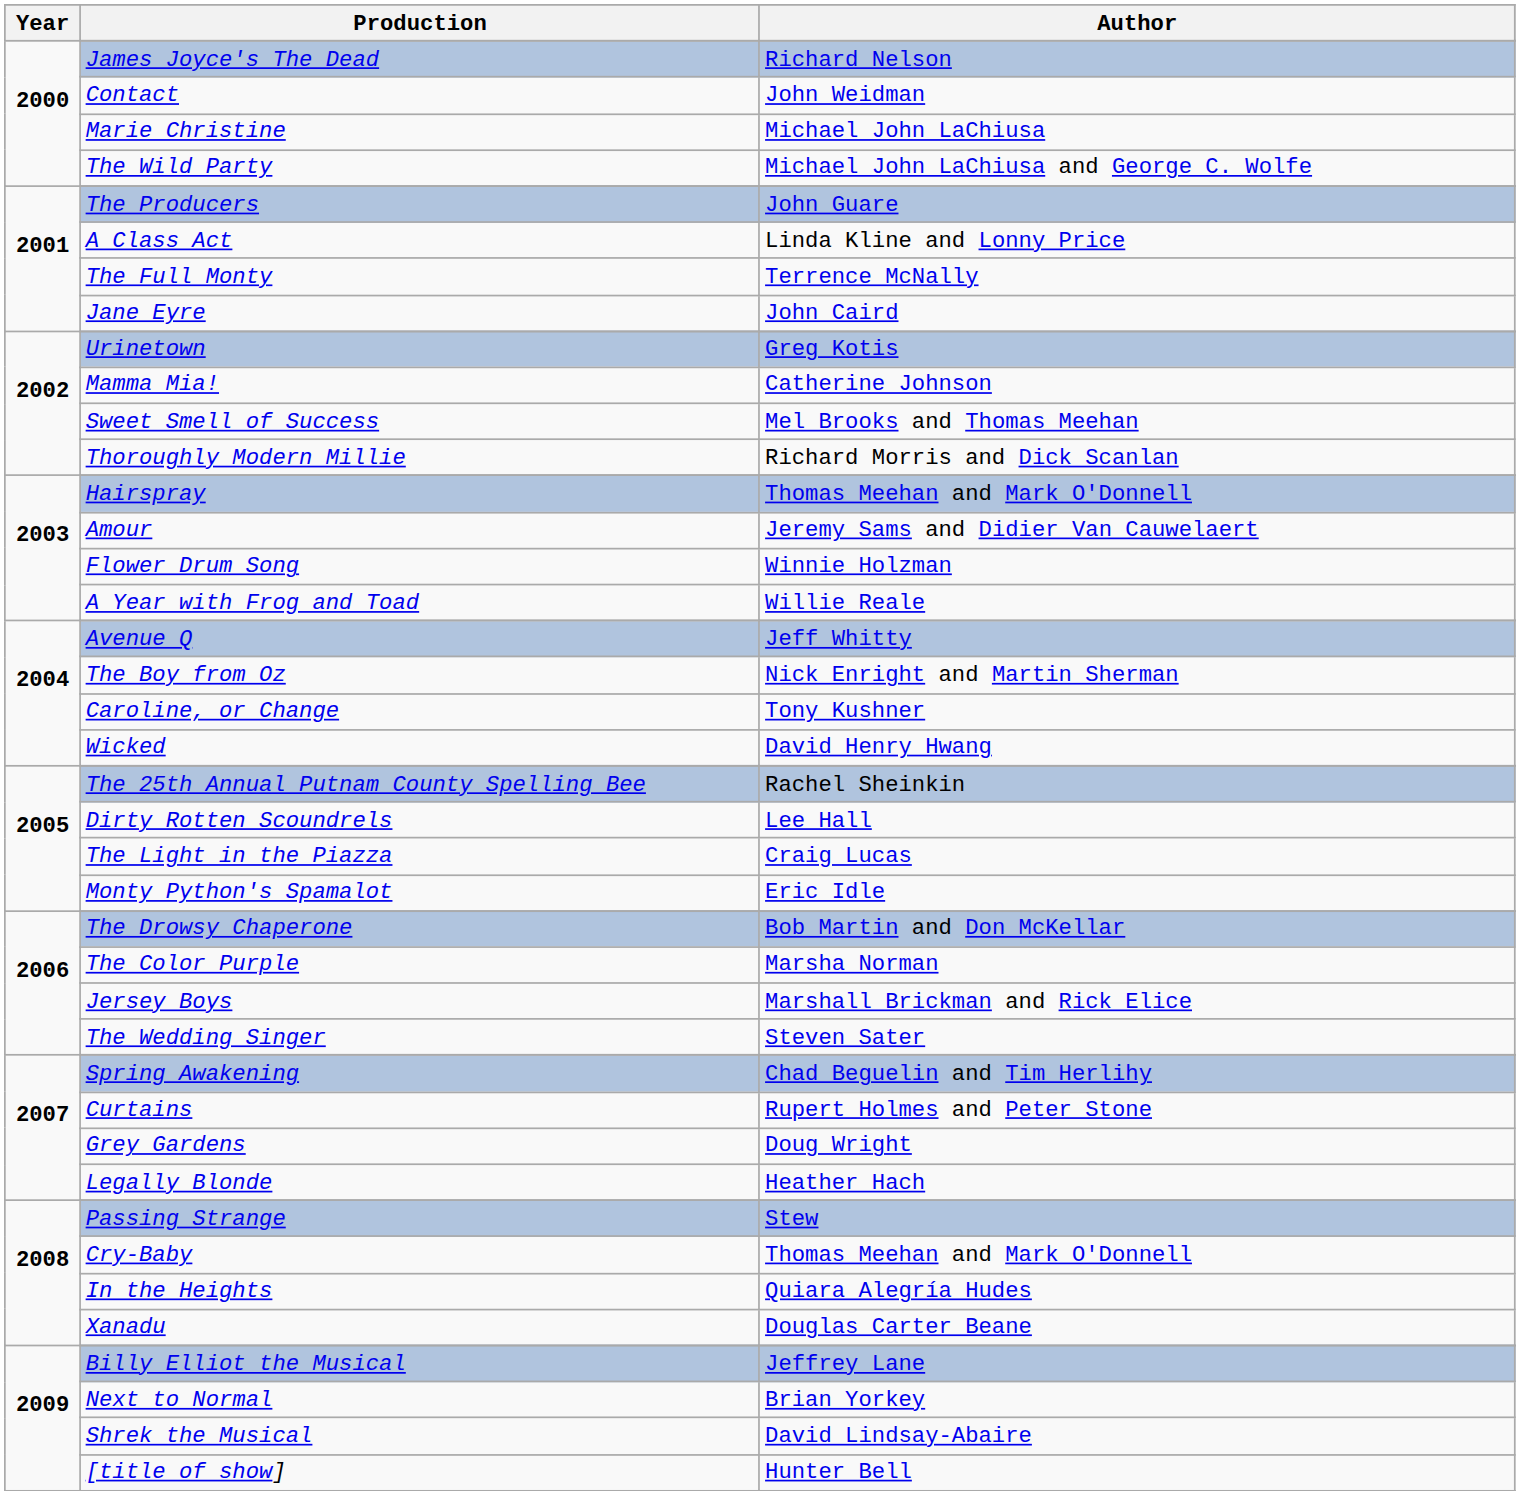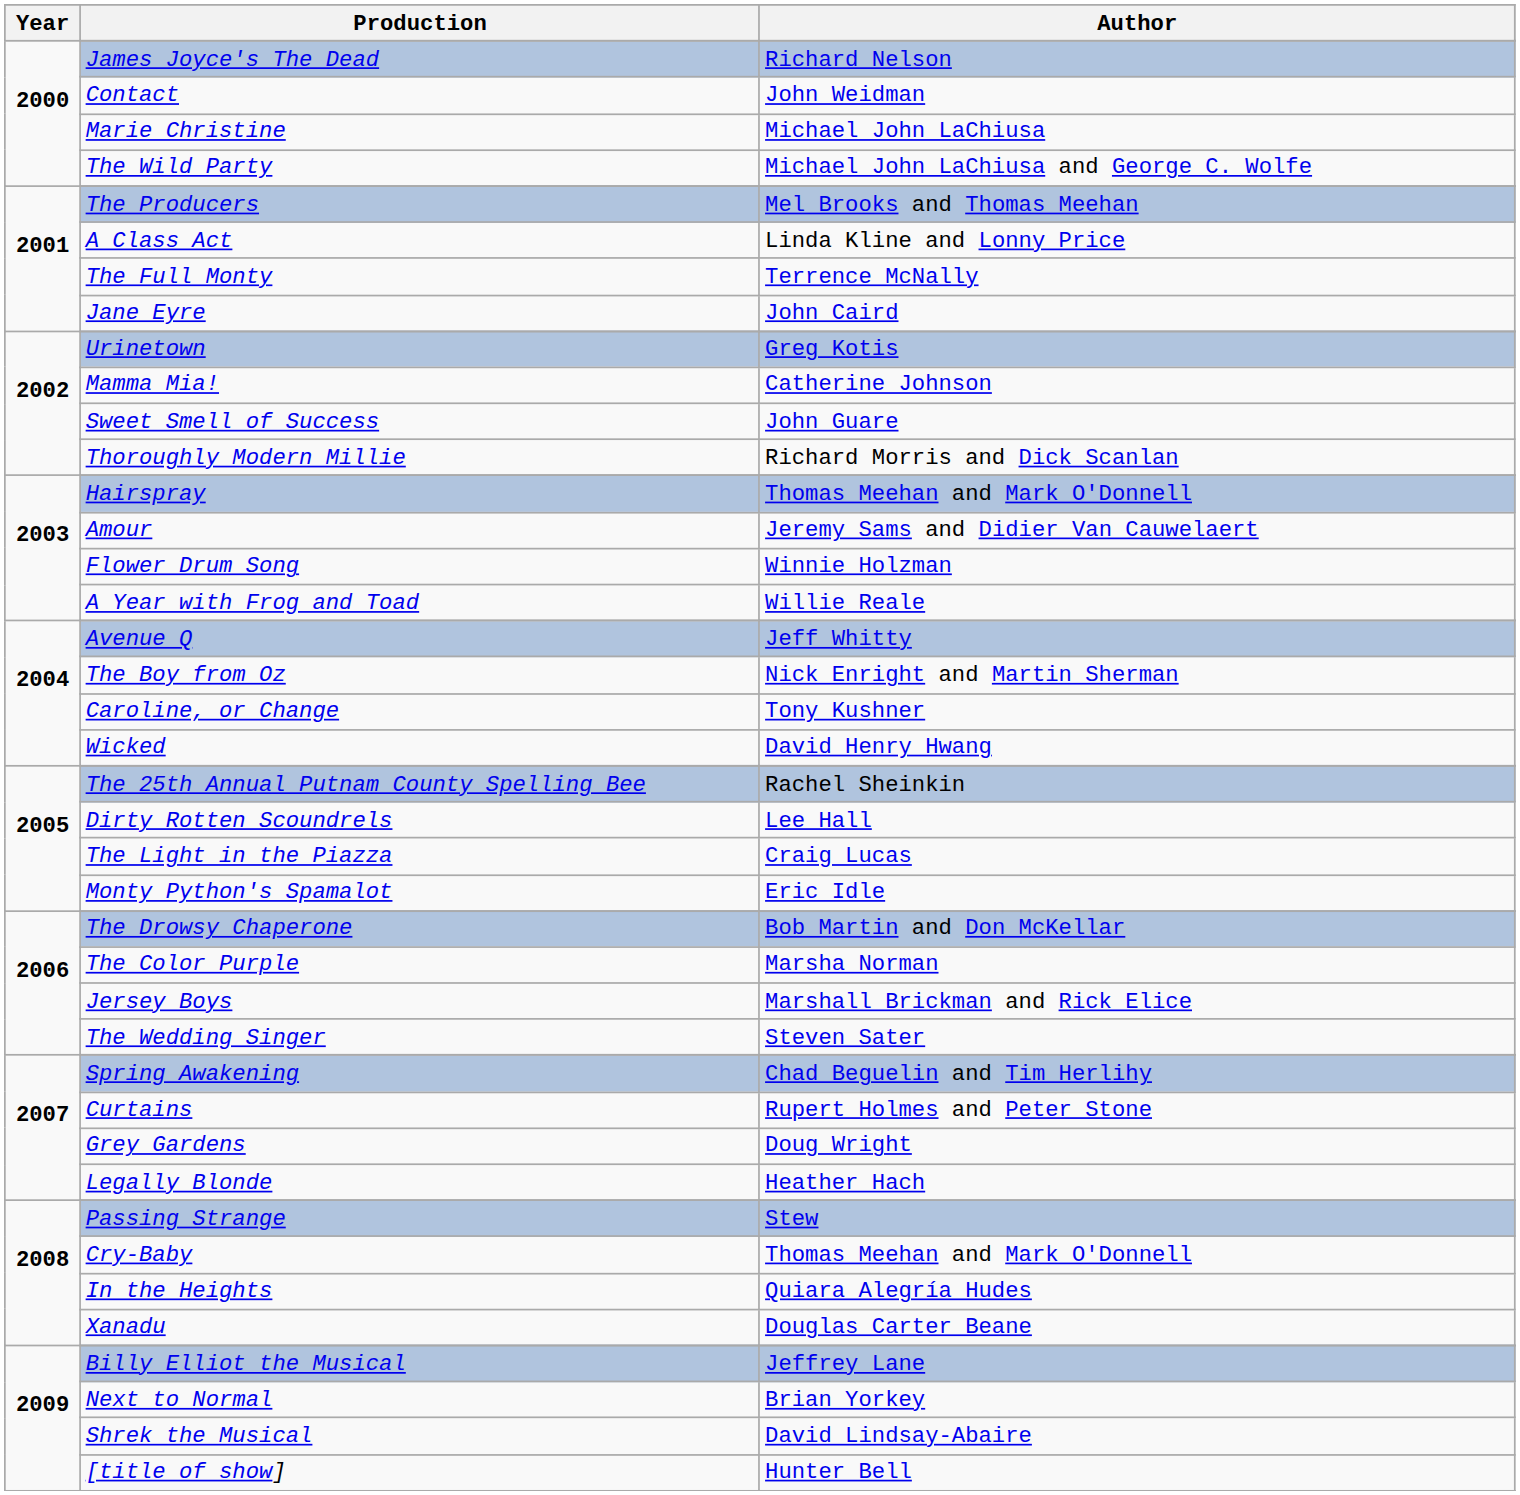(832, 204) John Guare -> (952, 204) Mel Brooks and Thomas Meehan
(952, 422) Mel Brooks and Thomas Meehan -> (832, 422) John Guare
